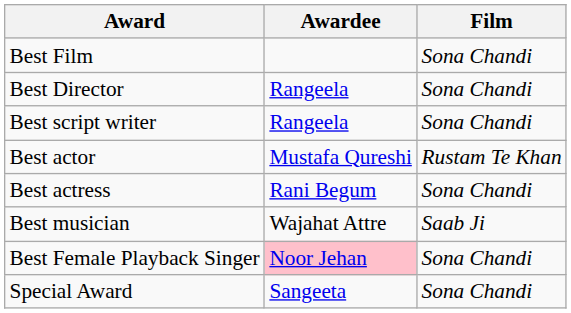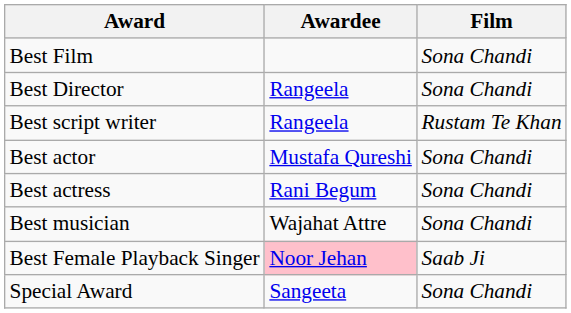(477, 122) Sona Chandi -> (492, 122) Rustam Te Khan
(492, 156) Rustam Te Khan -> (477, 156) Sona Chandi
(453, 223) Saab Ji -> (477, 223) Sona Chandi
(477, 257) Sona Chandi -> (453, 257) Saab Ji
